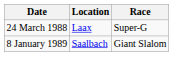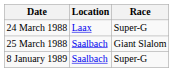+ row: (37, 43)
(140, 43) Giant Slalom -> (131, 59) Super-G
